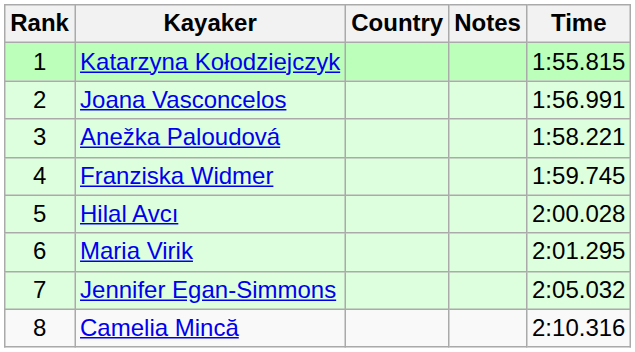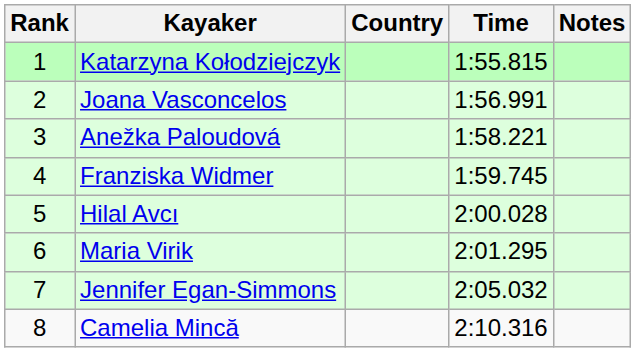columns swapped: (579, 23) <-> (488, 23)
